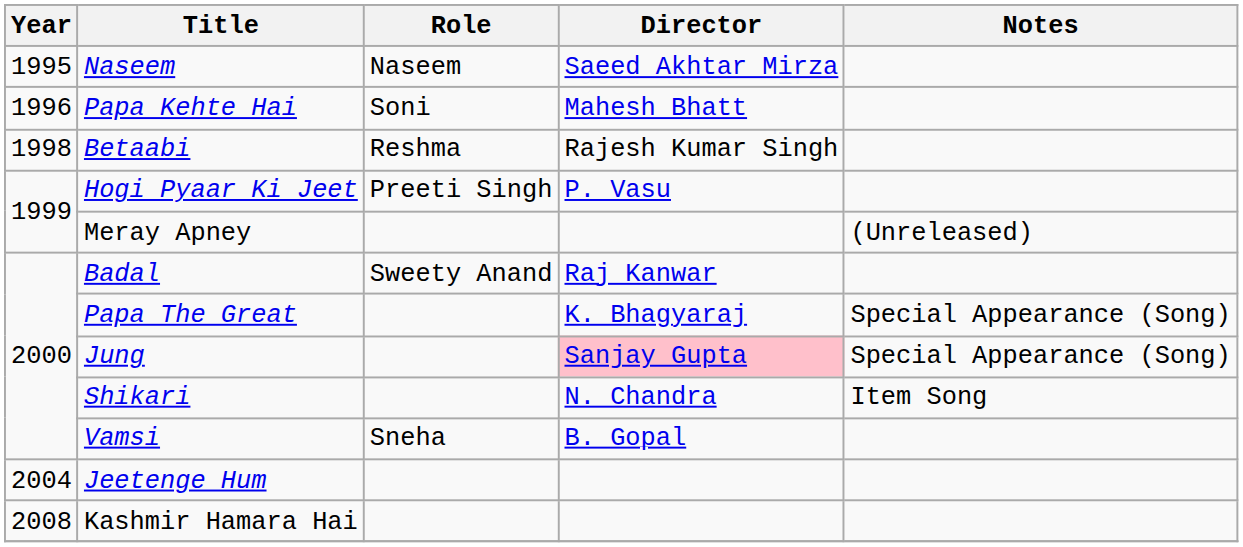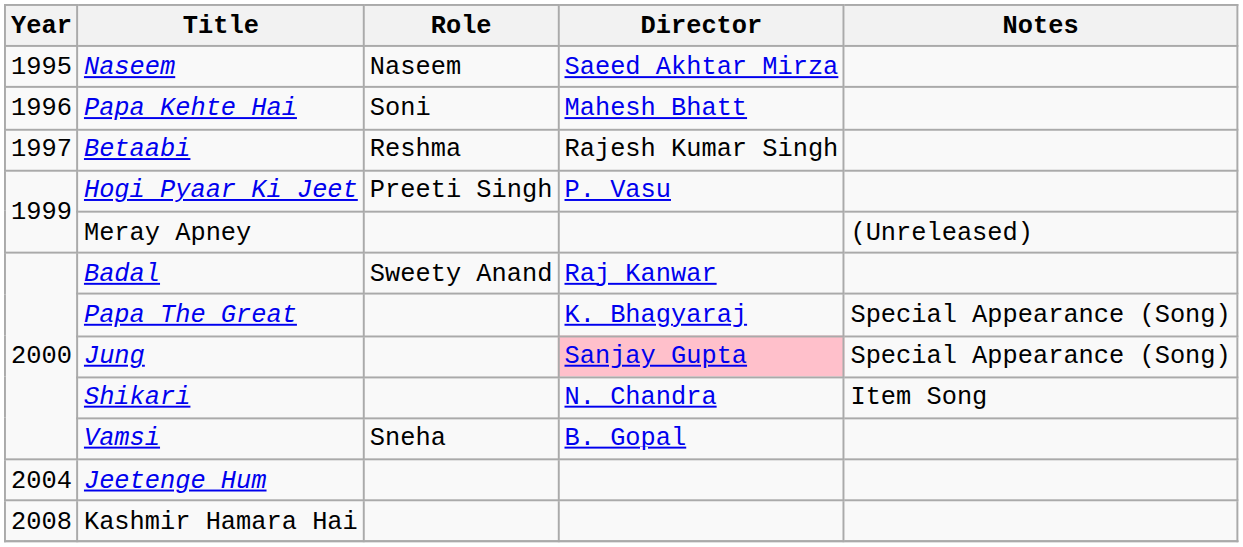(41, 150) 1998 -> (41, 150) 1997
